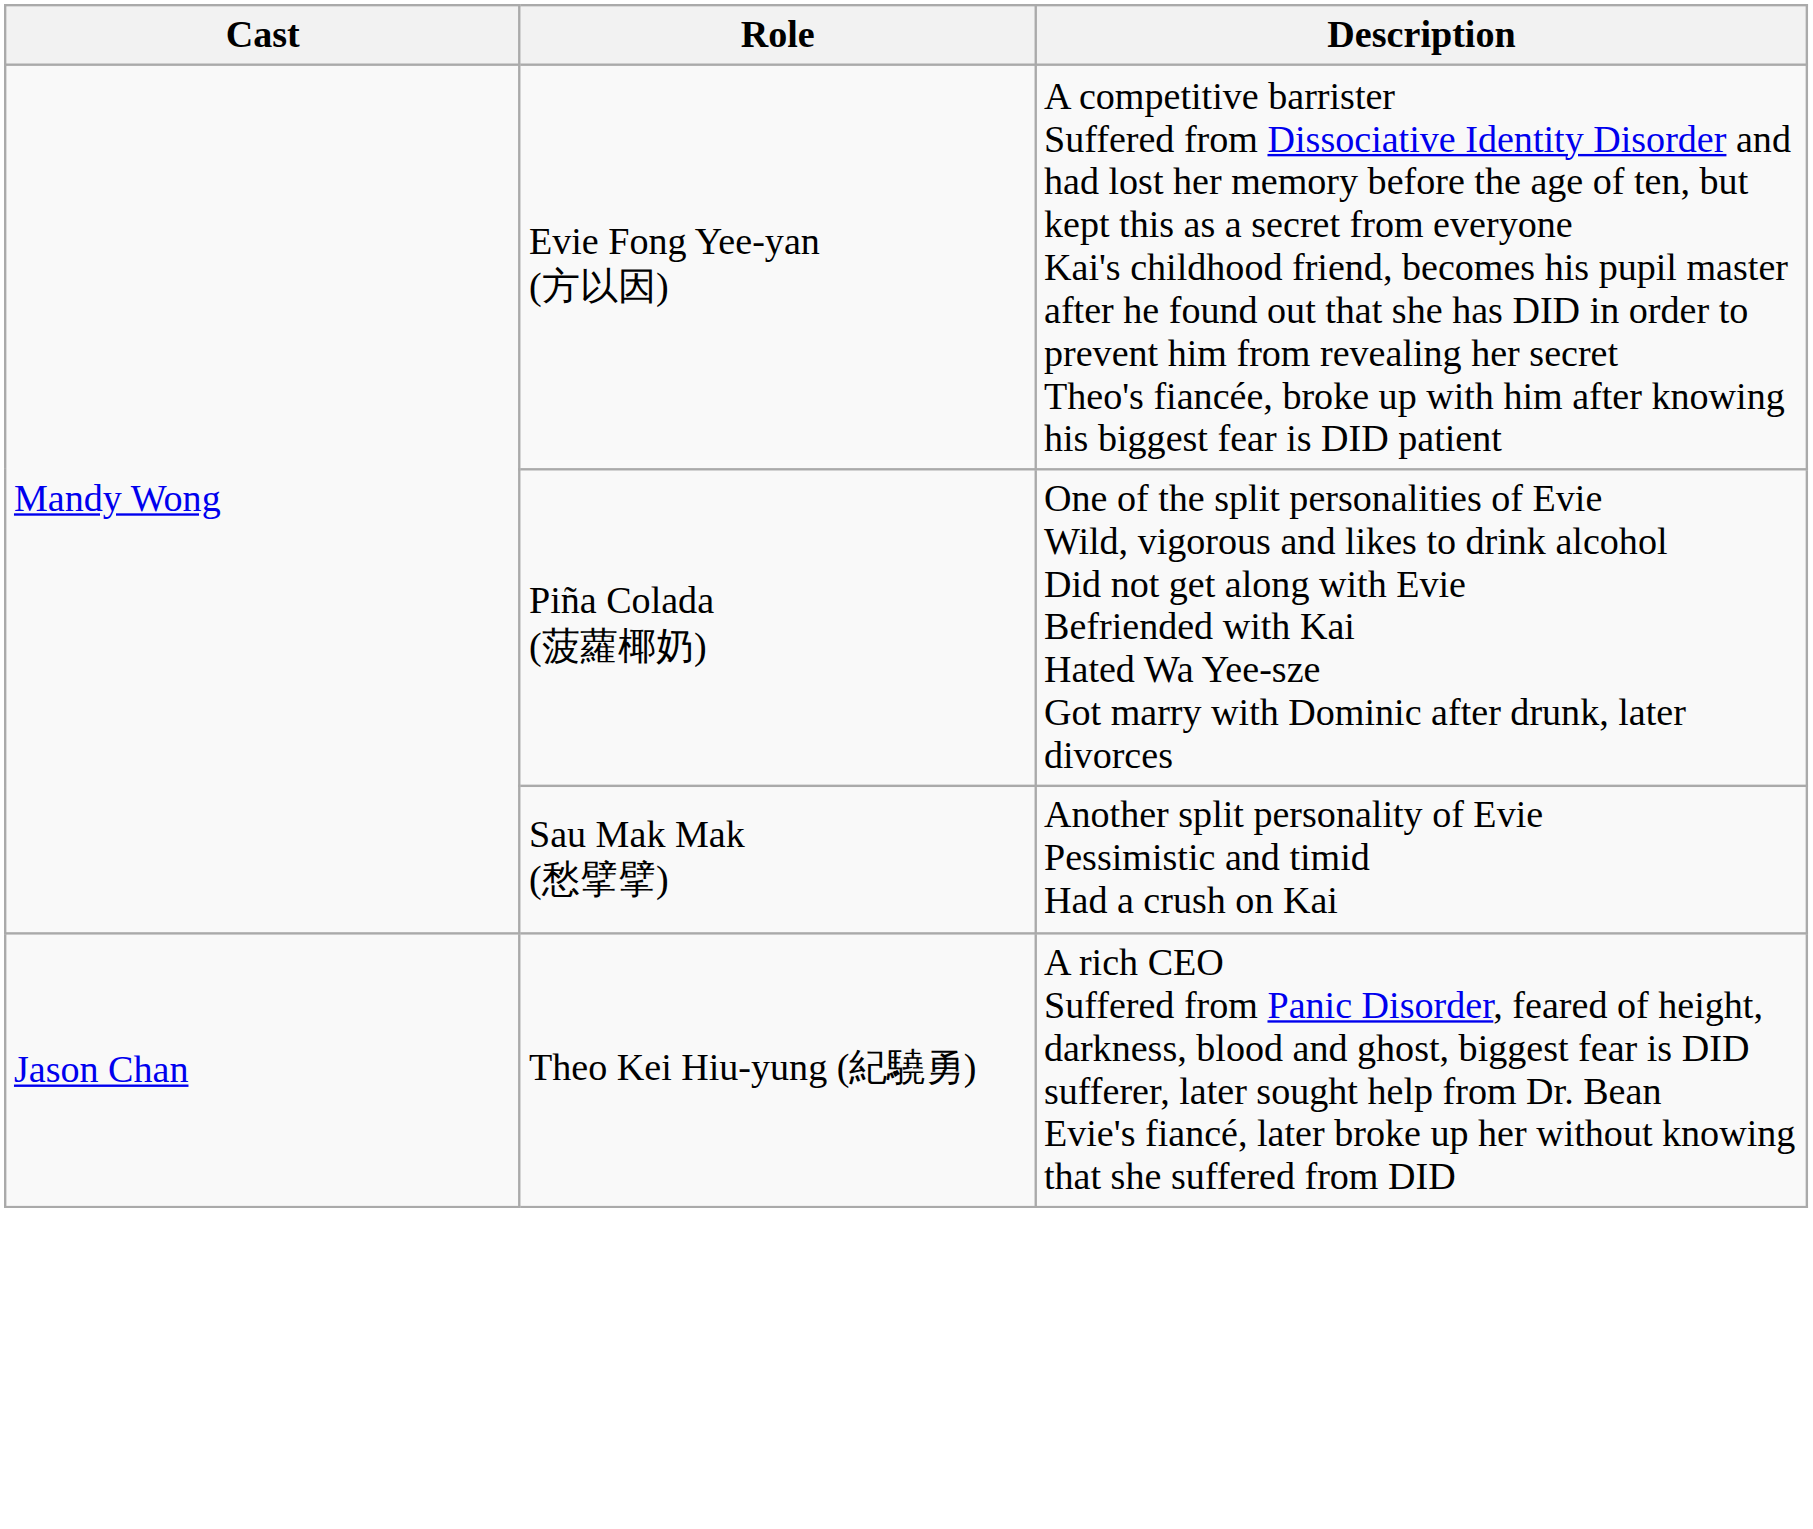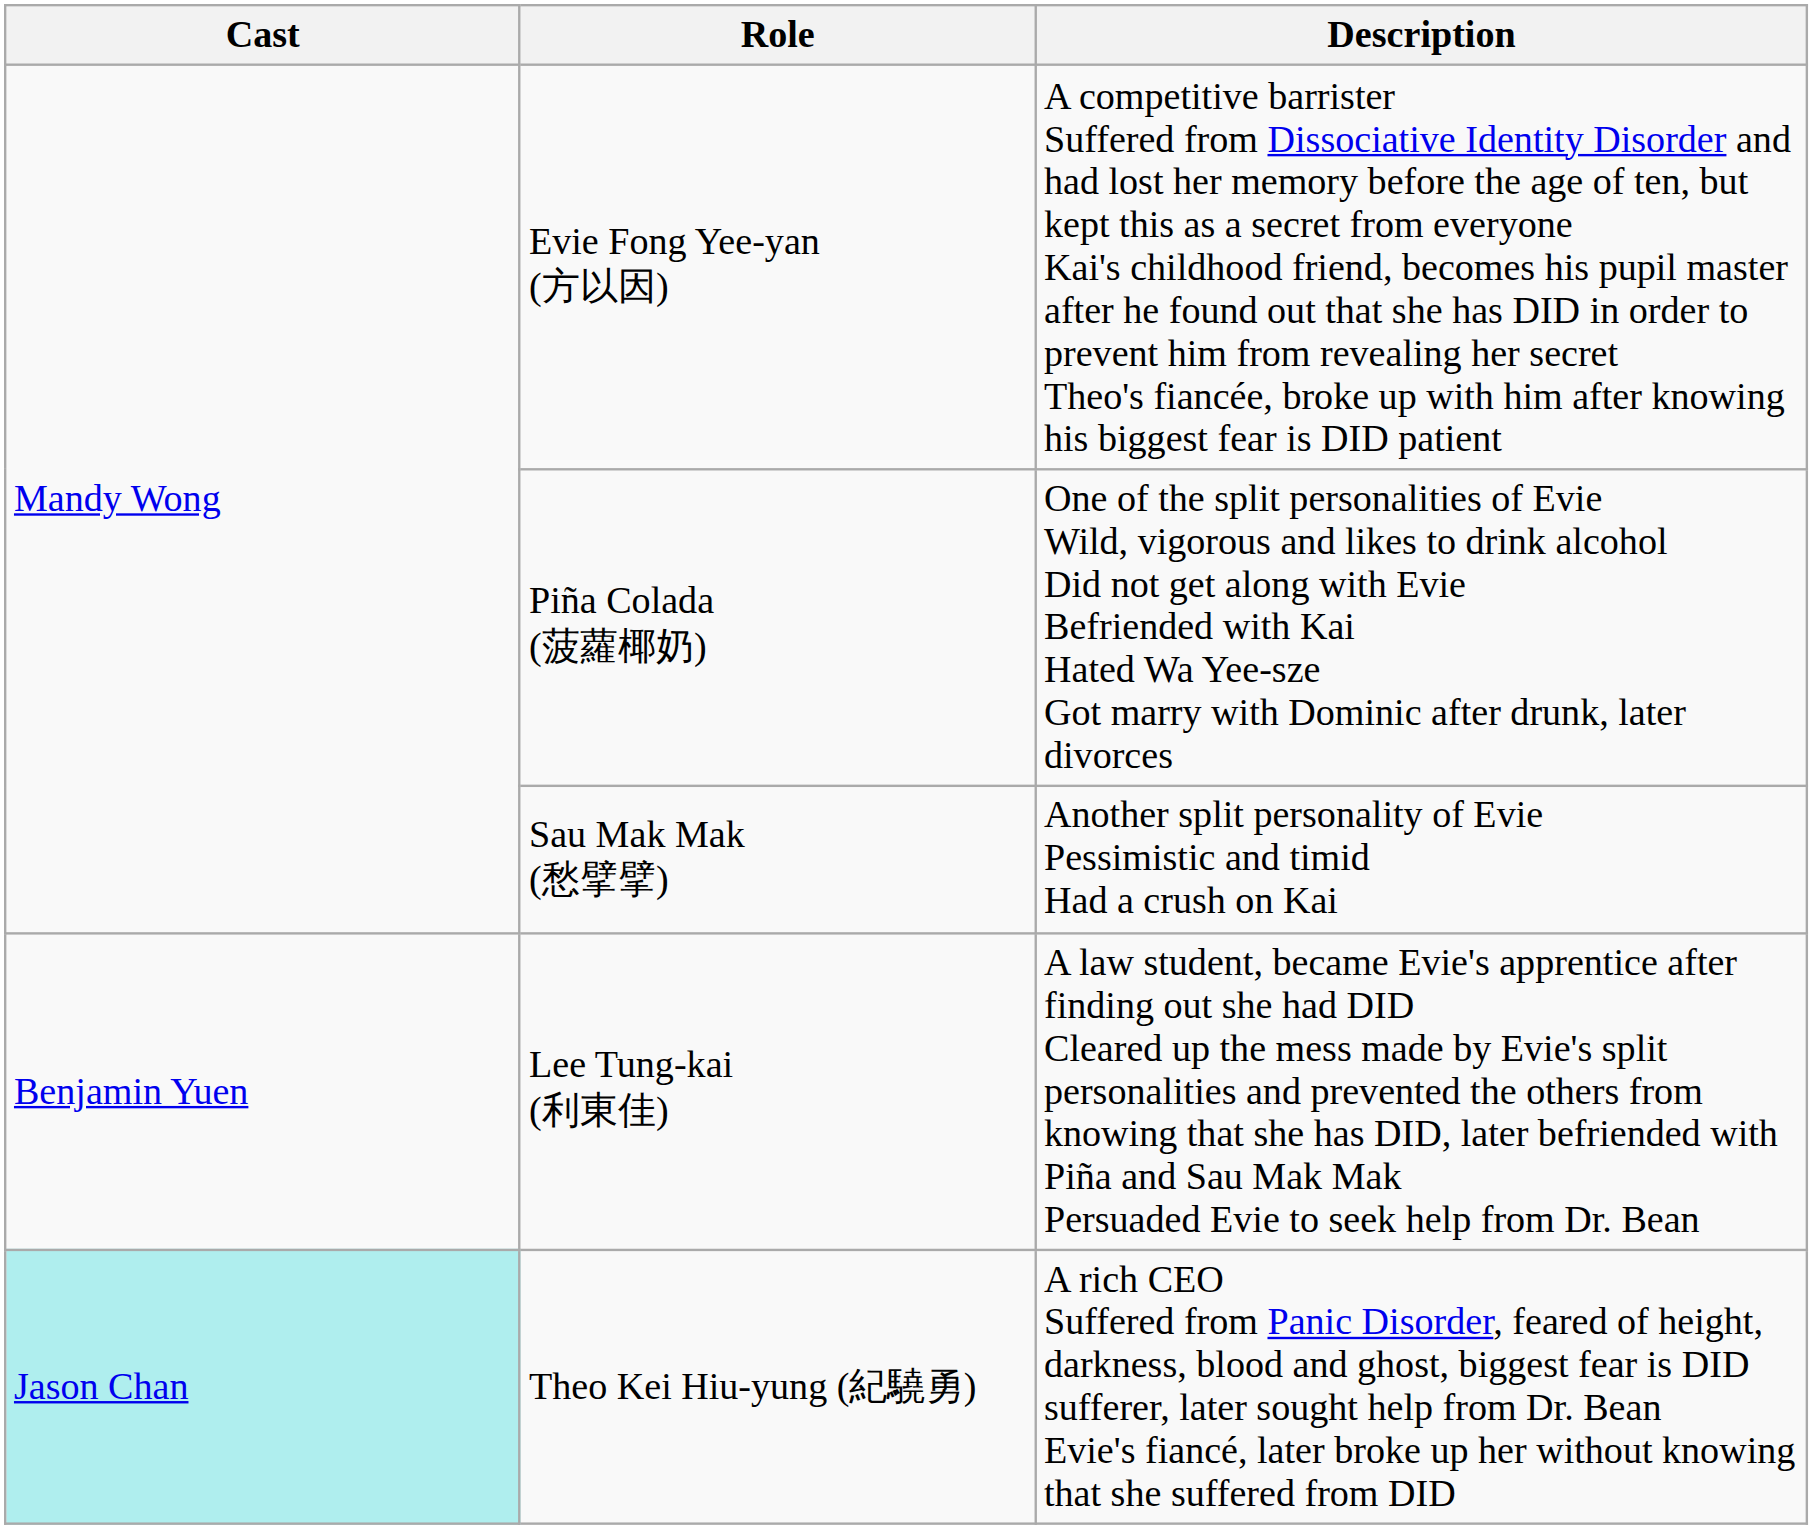+ row: (631, 1087)
(101, 1068) no background -> (101, 1386) paleturquoise background
